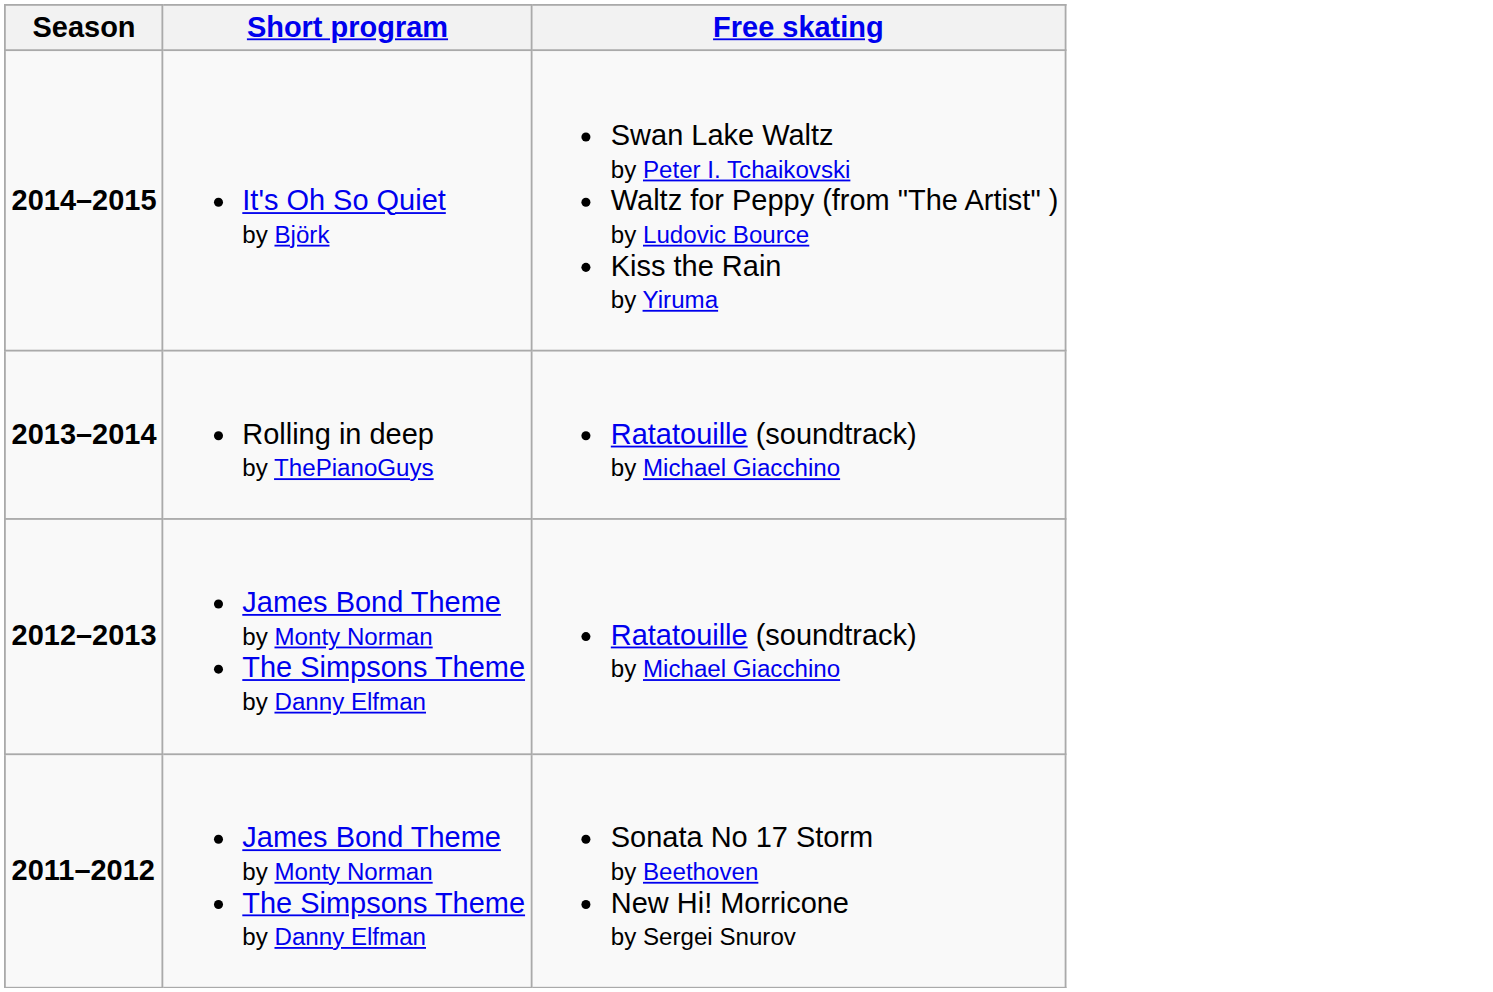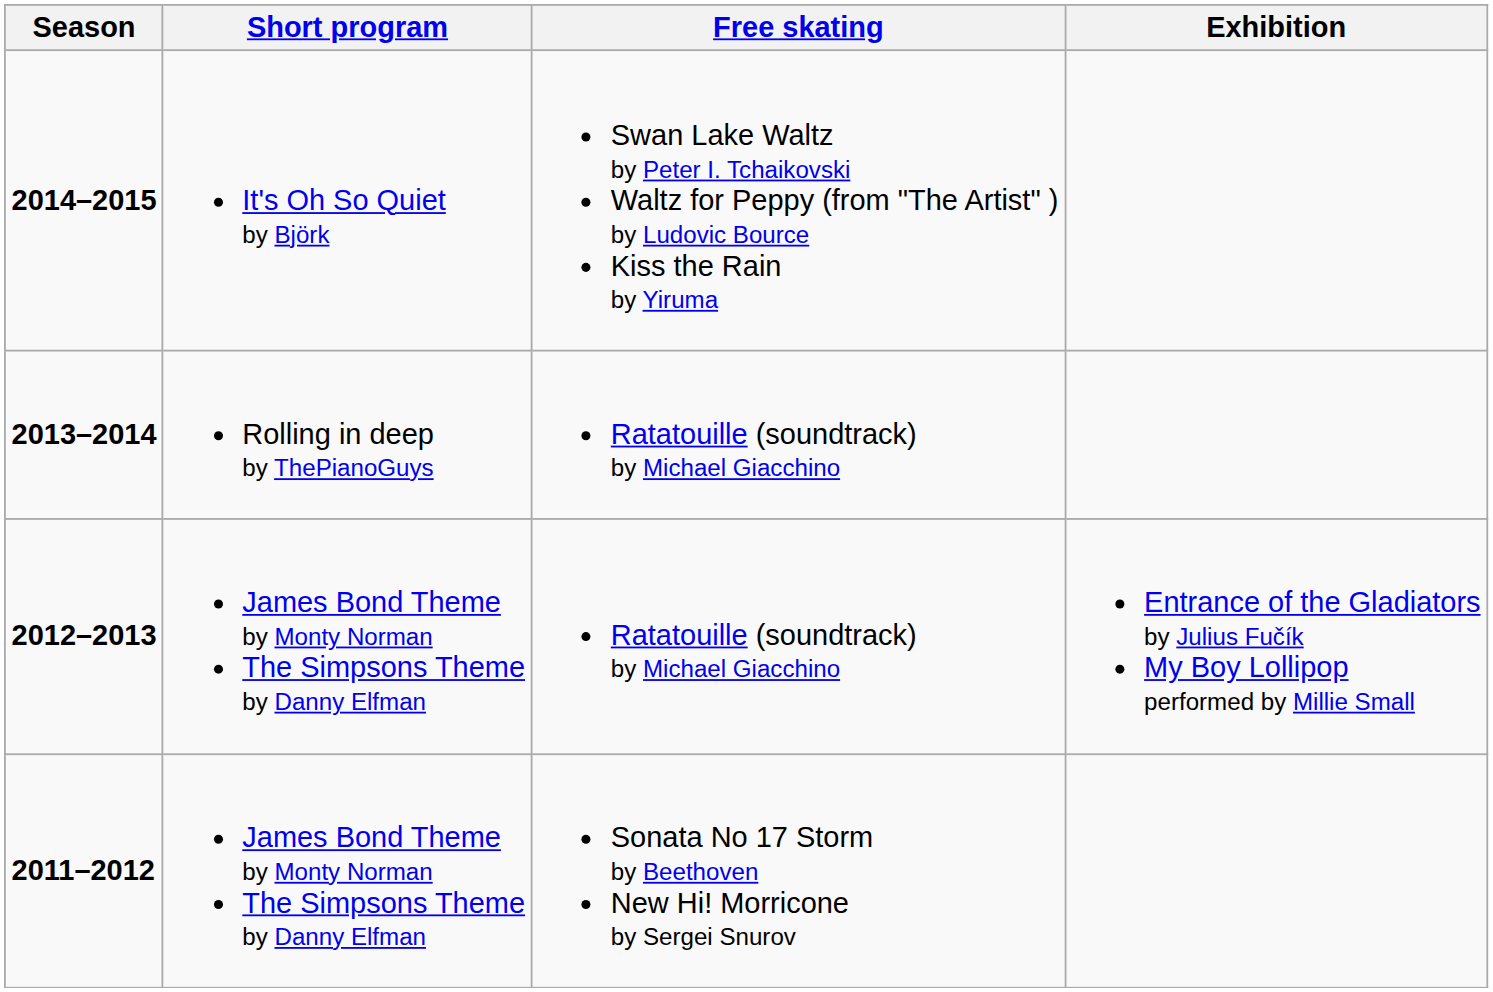+ column: (1276, 27)
